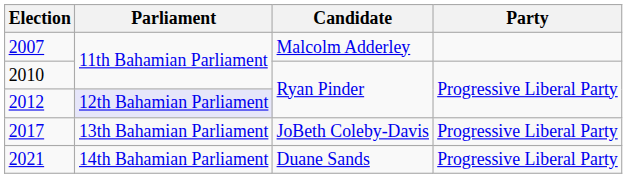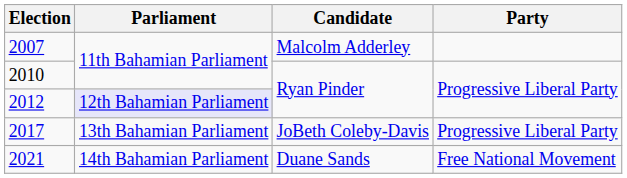(527, 159) Progressive Liberal Party -> (526, 159) Free National Movement
